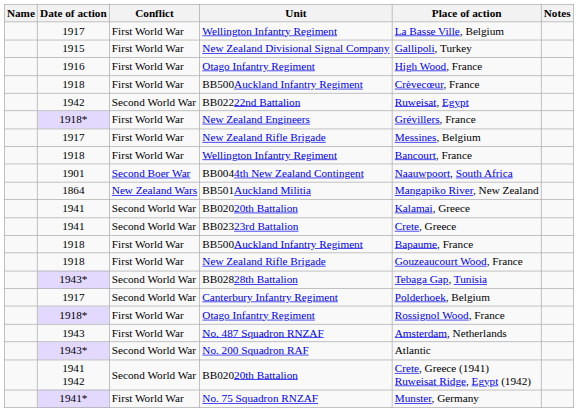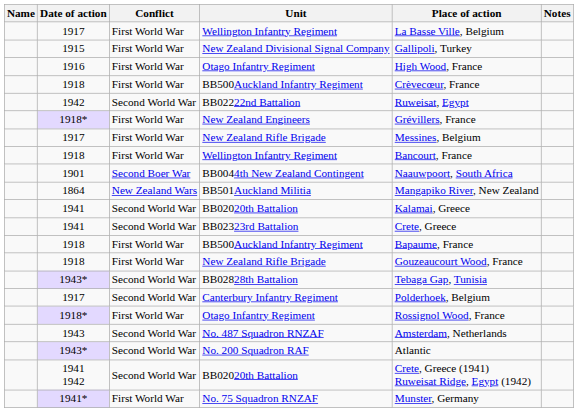(148, 333) First World War -> (154, 333) Second World War
